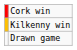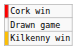rows swapped: (40, 25) <-> (35, 38)
